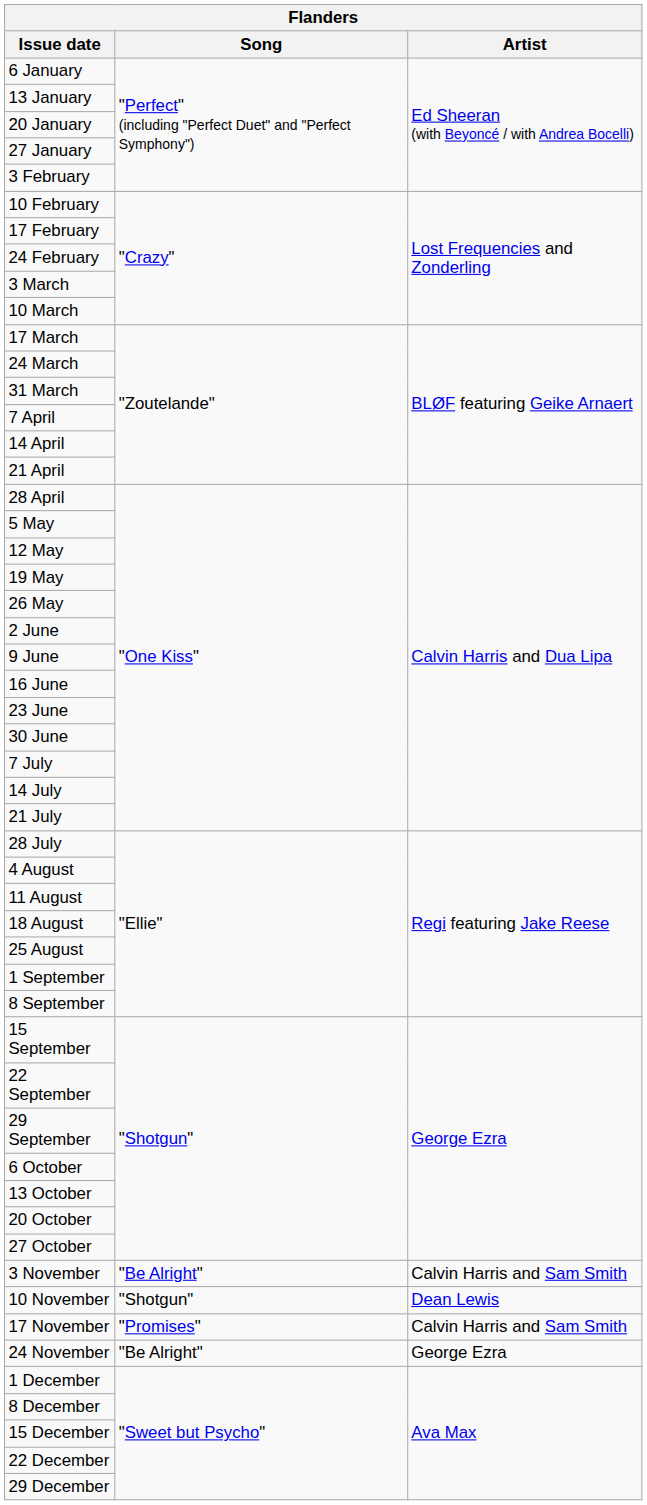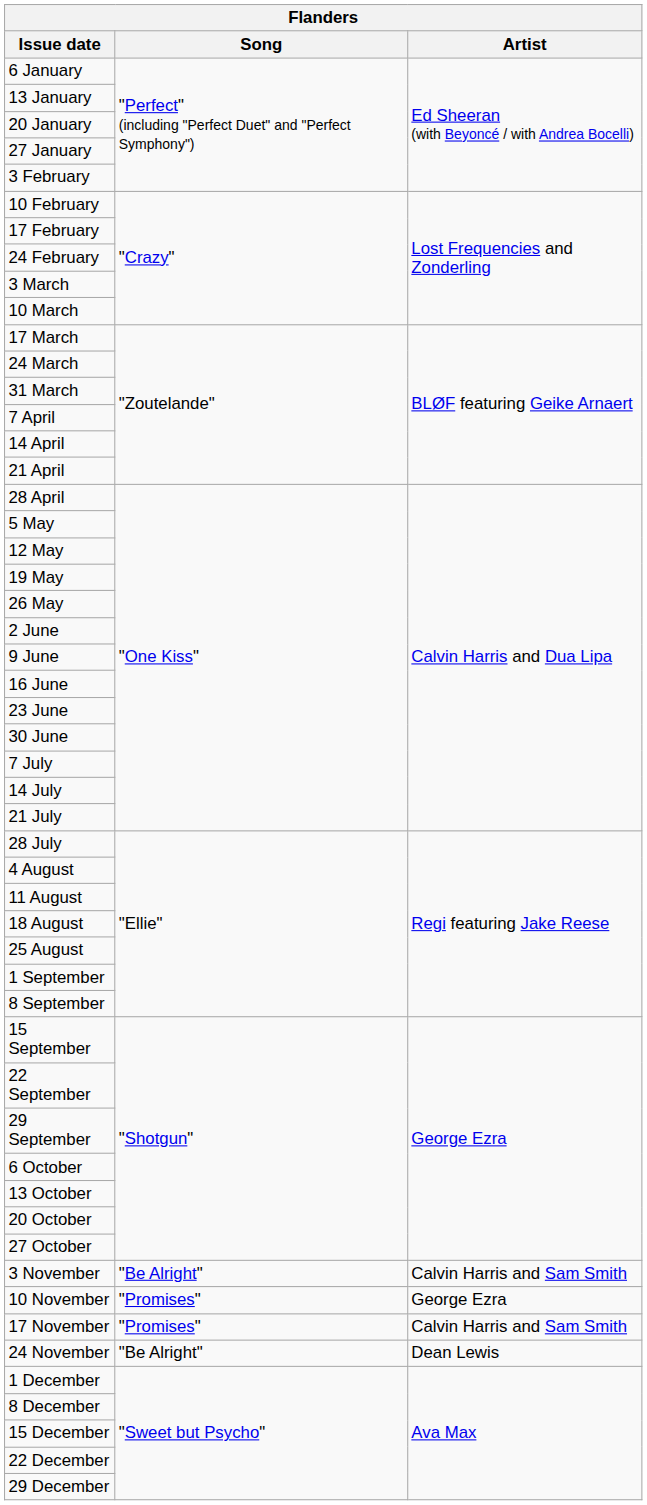(156, 1300) "Shotgun" -> (160, 1300) "Promises"
(455, 1300) Dean Lewis -> (459, 1300) George Ezra
(459, 1353) George Ezra -> (455, 1353) Dean Lewis
